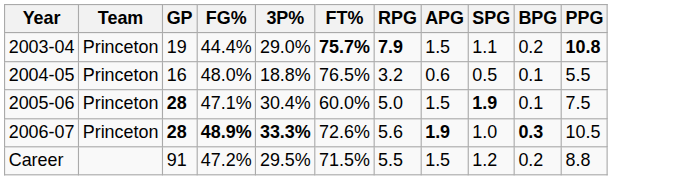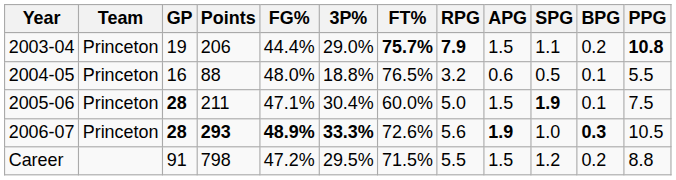+ column: (228, 18)
